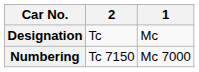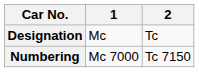columns swapped: (166, 14) <-> (112, 14)
